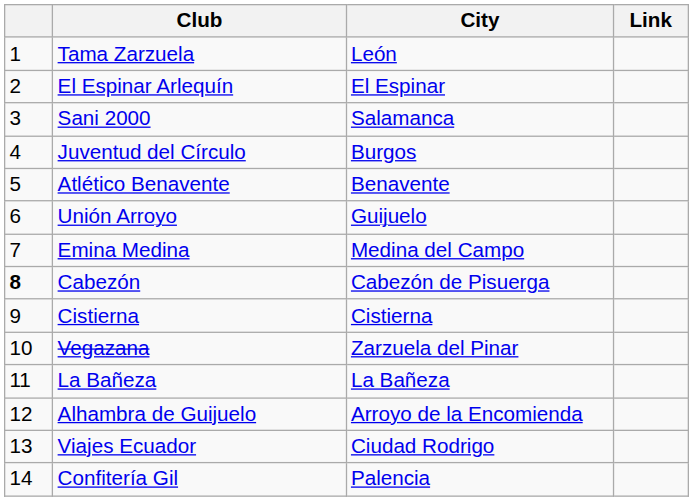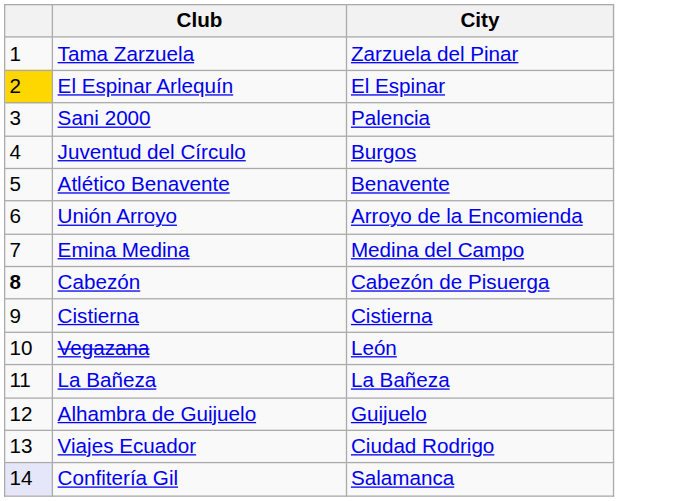- column: (651, 20)
(374, 53) León -> (435, 53) Zarzuela del Pinar
(15, 86) no background -> (15, 86) gold background
(403, 119) Salamanca -> (391, 119) Palencia
(389, 217) Guijuelo -> (467, 217) Arroyo de la Encomienda
(435, 348) Zarzuela del Pinar -> (374, 348) León
(467, 413) Arroyo de la Encomienda -> (389, 413) Guijuelo
(21, 479) no background -> (21, 479) lavender background
(391, 479) Palencia -> (403, 479) Salamanca
